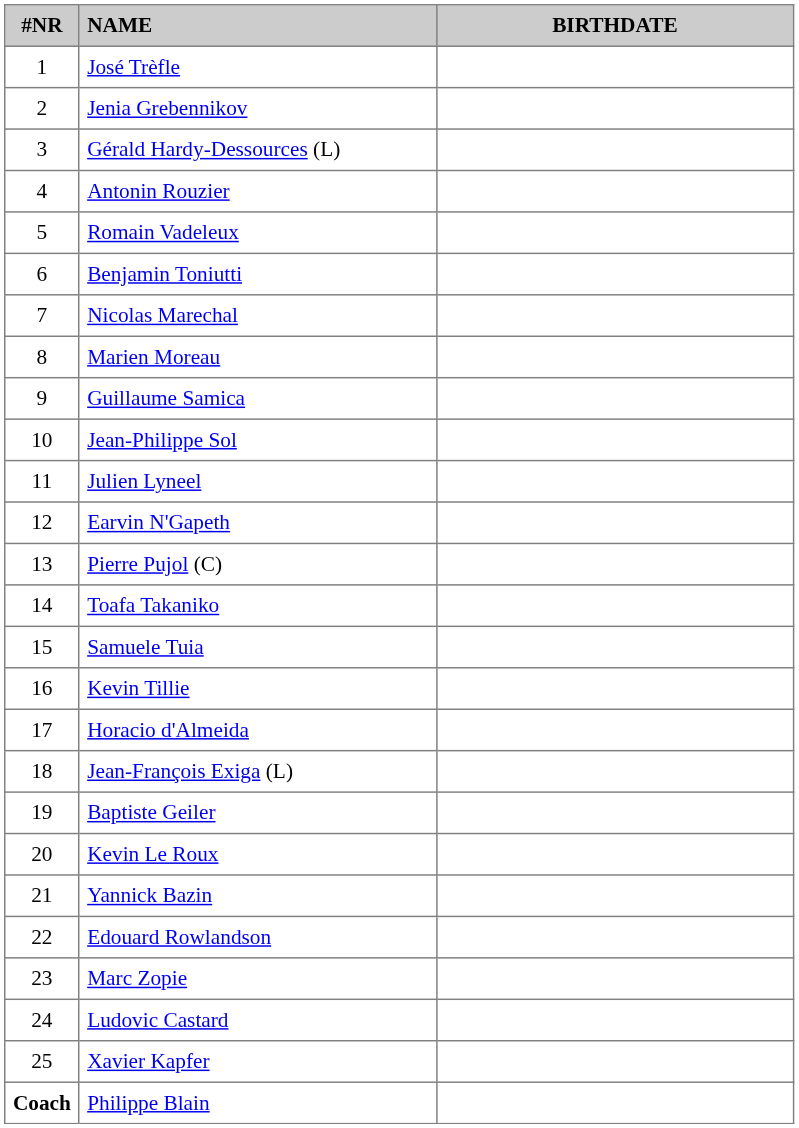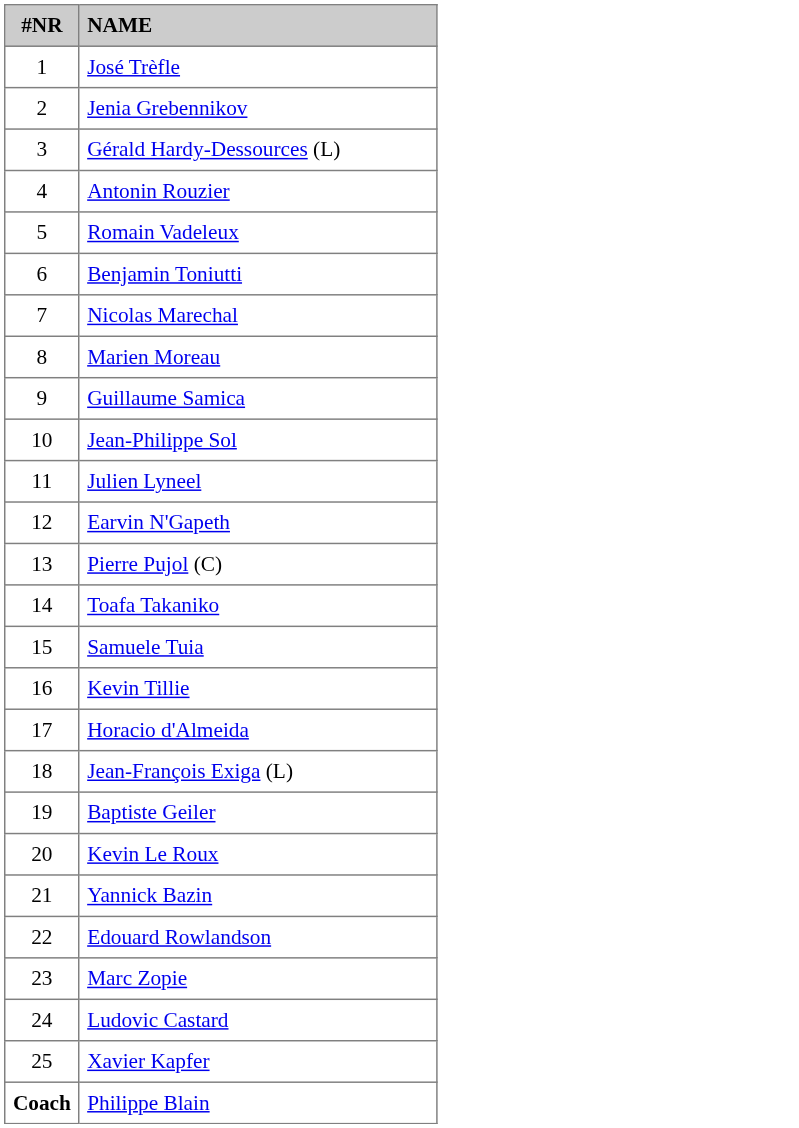- column: (615, 25)
